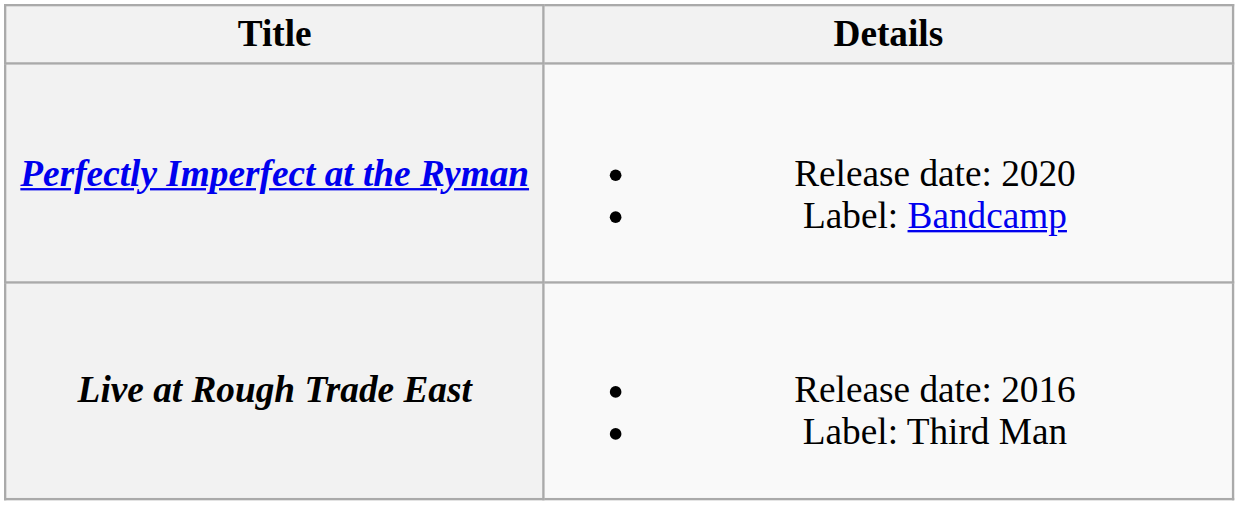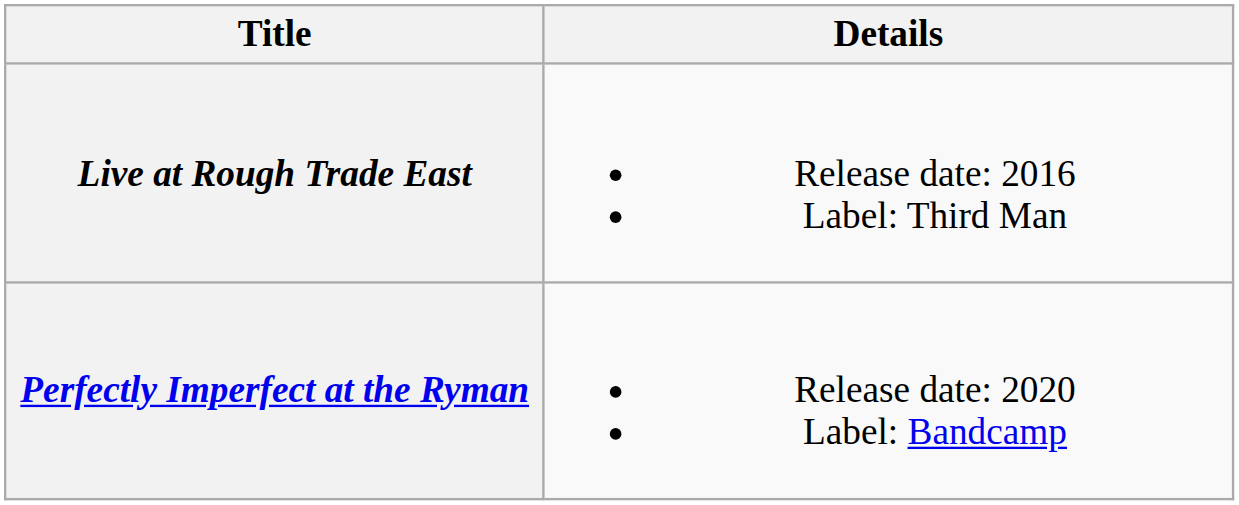rows swapped: (275, 389) <-> (275, 172)
